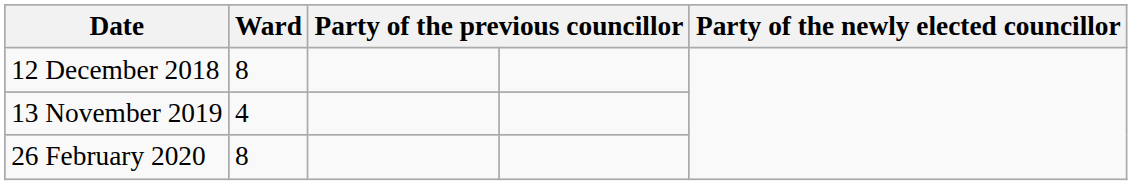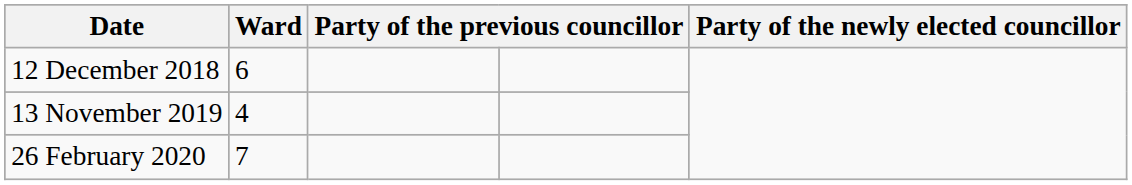(242, 69) 8 -> (242, 69) 6
(242, 156) 8 -> (242, 156) 7
